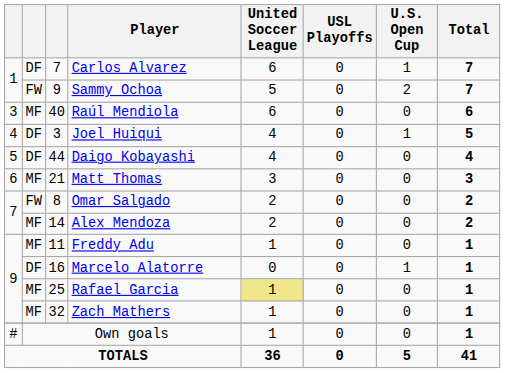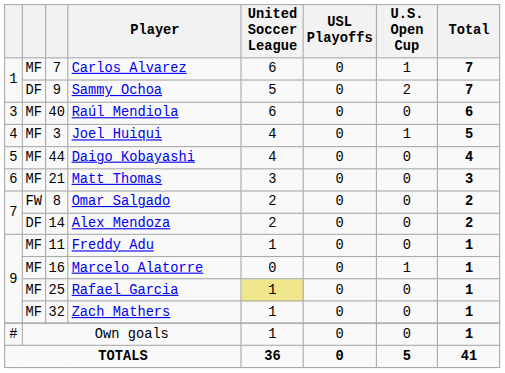(34, 69) DF -> (34, 69) MF
(34, 91) FW -> (34, 91) DF
(34, 136) DF -> (34, 136) MF
(34, 158) DF -> (34, 158) MF
(34, 224) MF -> (34, 224) DF
(34, 268) DF -> (34, 268) MF
